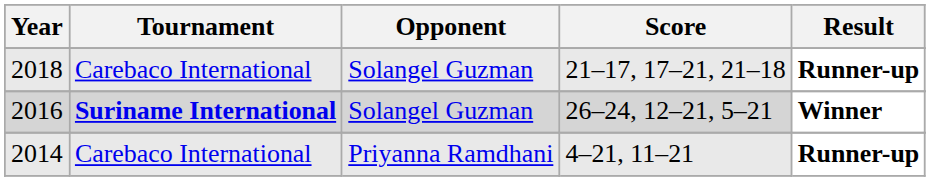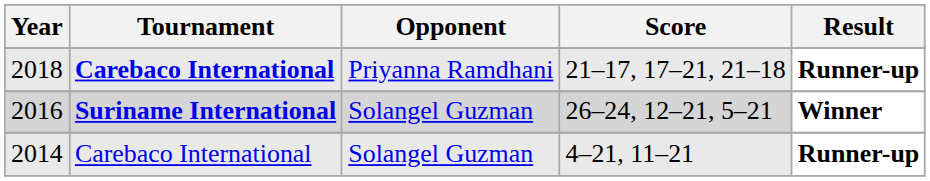(193, 69) normal -> (205, 69) bold
(441, 69) Solangel Guzman -> (451, 69) Priyanna Ramdhani
(451, 154) Priyanna Ramdhani -> (441, 154) Solangel Guzman
